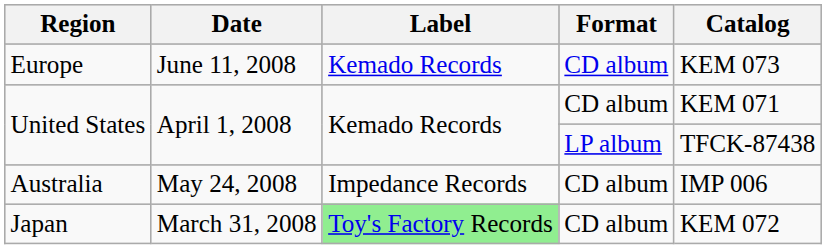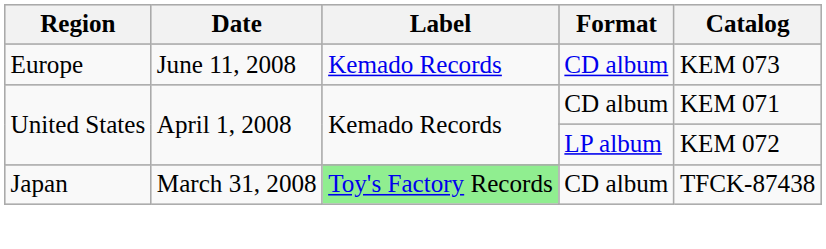(748, 143) TFCK-87438 -> (730, 143) KEM 072
- row: (57, 183)
(730, 223) KEM 072 -> (748, 183) TFCK-87438
